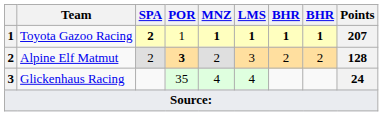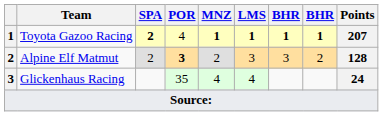(182, 36) 1 -> (182, 36) 4
(286, 57) 2 -> (286, 57) 3
